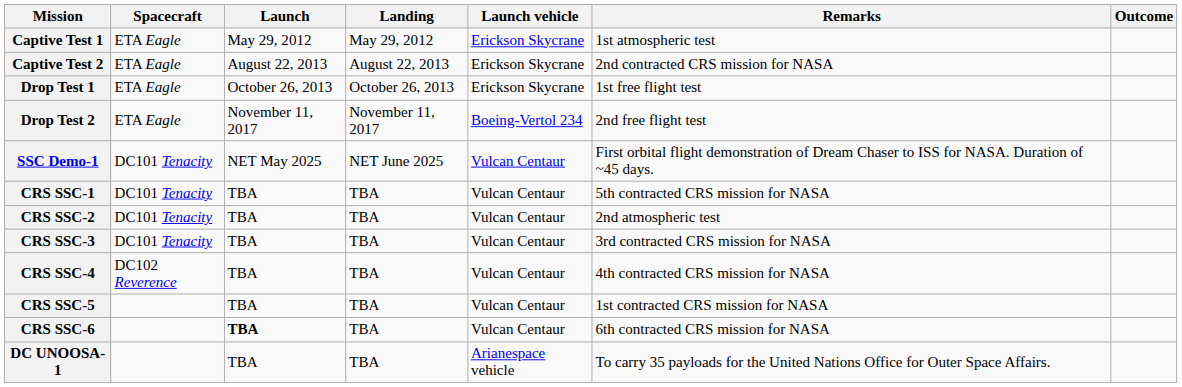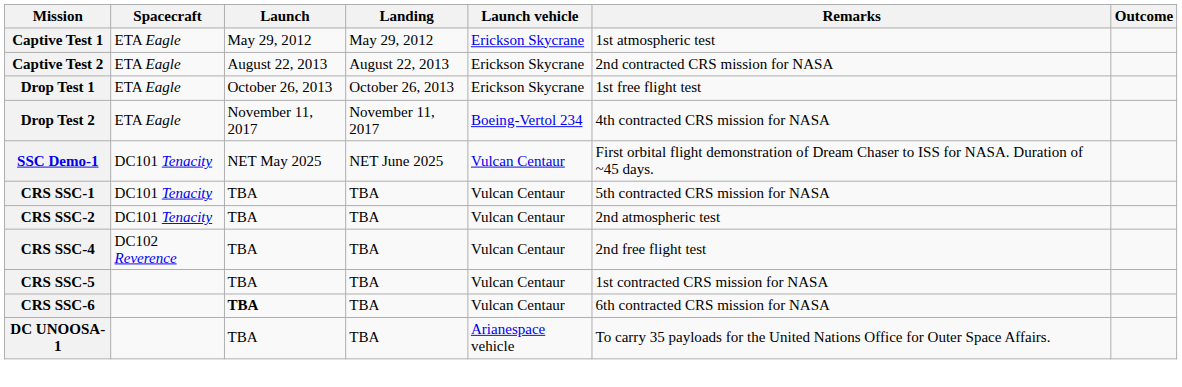(651, 120) 2nd free flight test -> (713, 120) 4th contracted CRS mission for NASA
- row: (58, 241)
(713, 273) 4th contracted CRS mission for NASA -> (651, 249) 2nd free flight test
